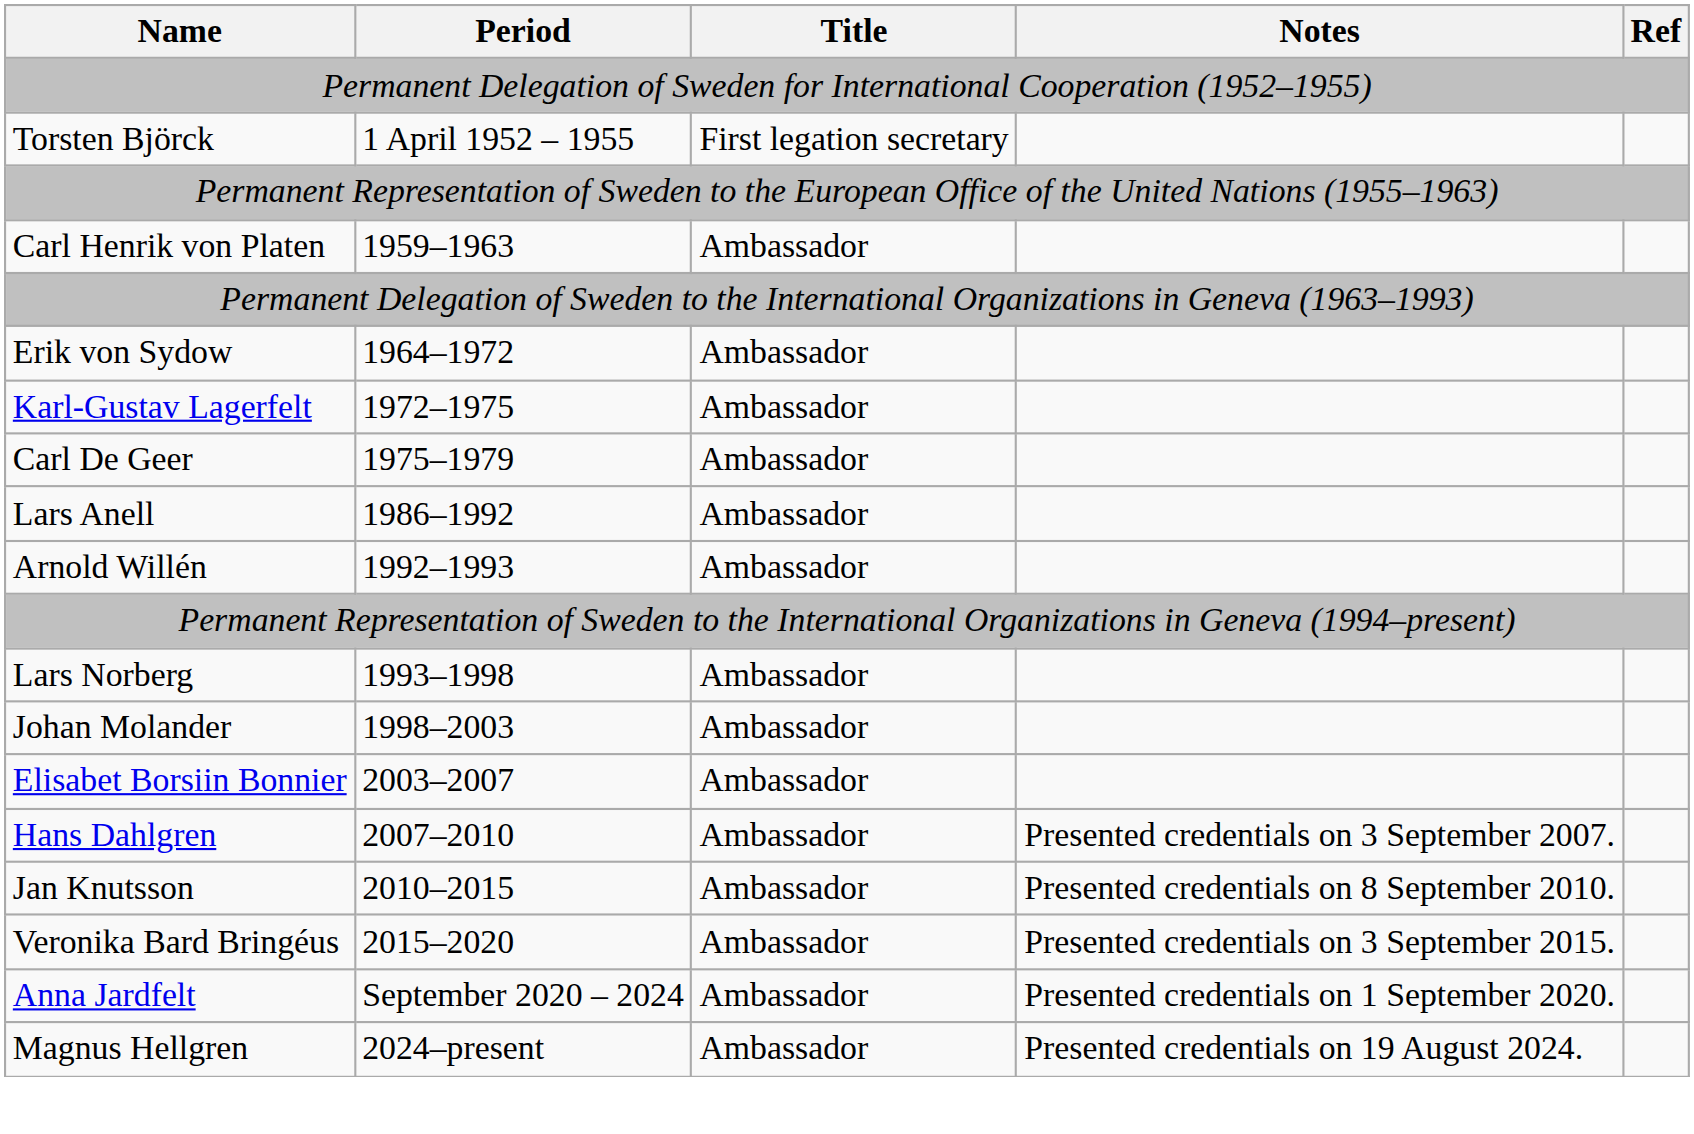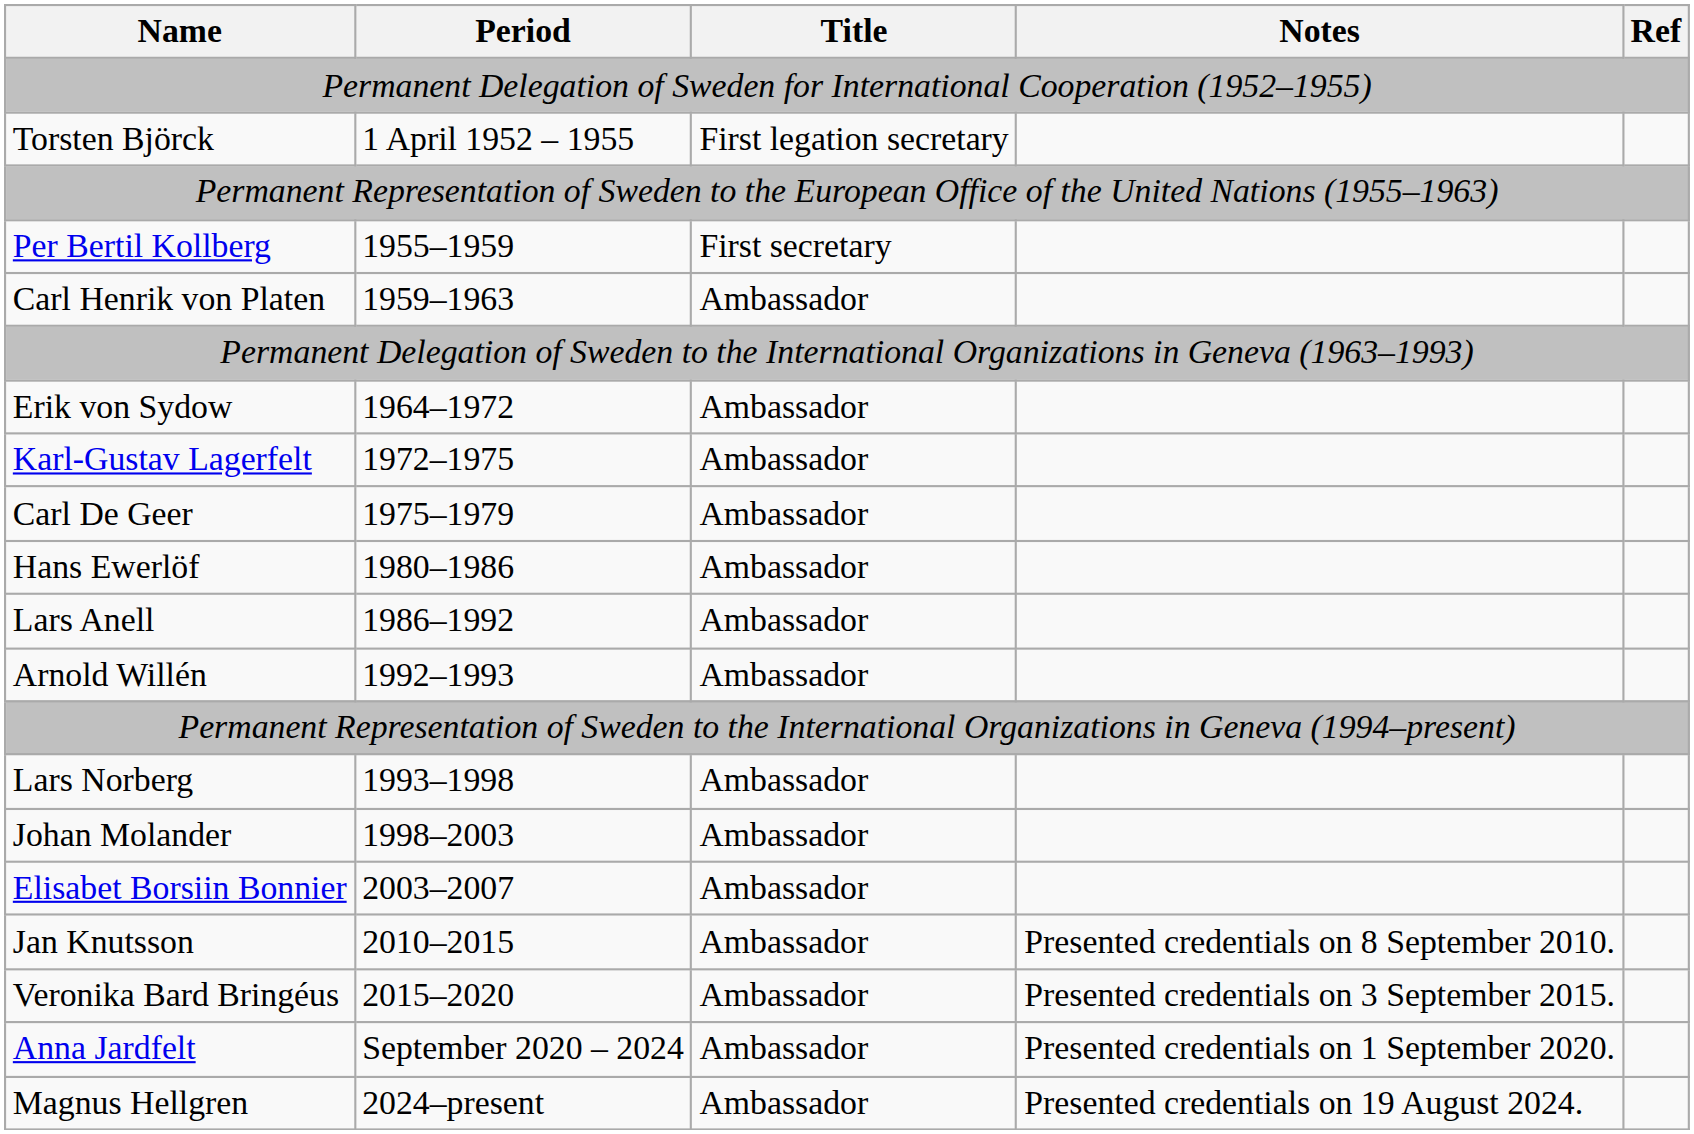+ row: (142, 245)
+ row: (106, 566)
- row: (115, 834)
